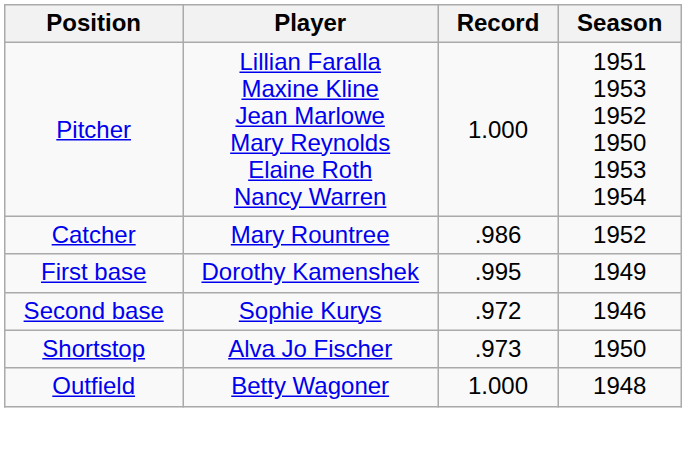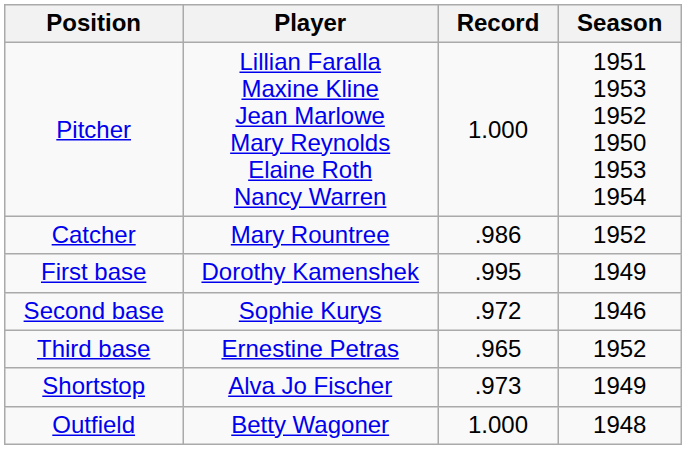+ row: (94, 348)
(620, 348) 1950 -> (620, 386) 1949
